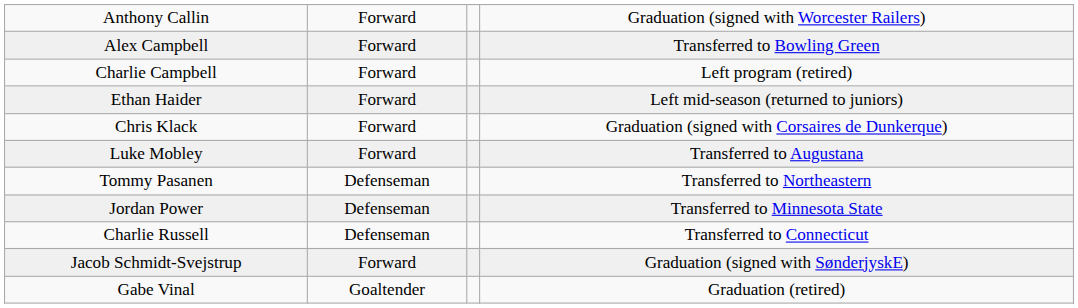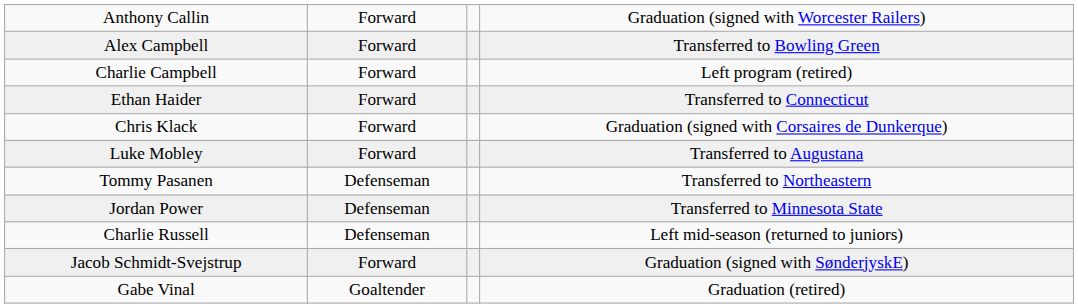(777, 99) Left mid-season (returned to juniors) -> (777, 99) Transferred to Connecticut
(777, 235) Transferred to Connecticut -> (777, 235) Left mid-season (returned to juniors)
